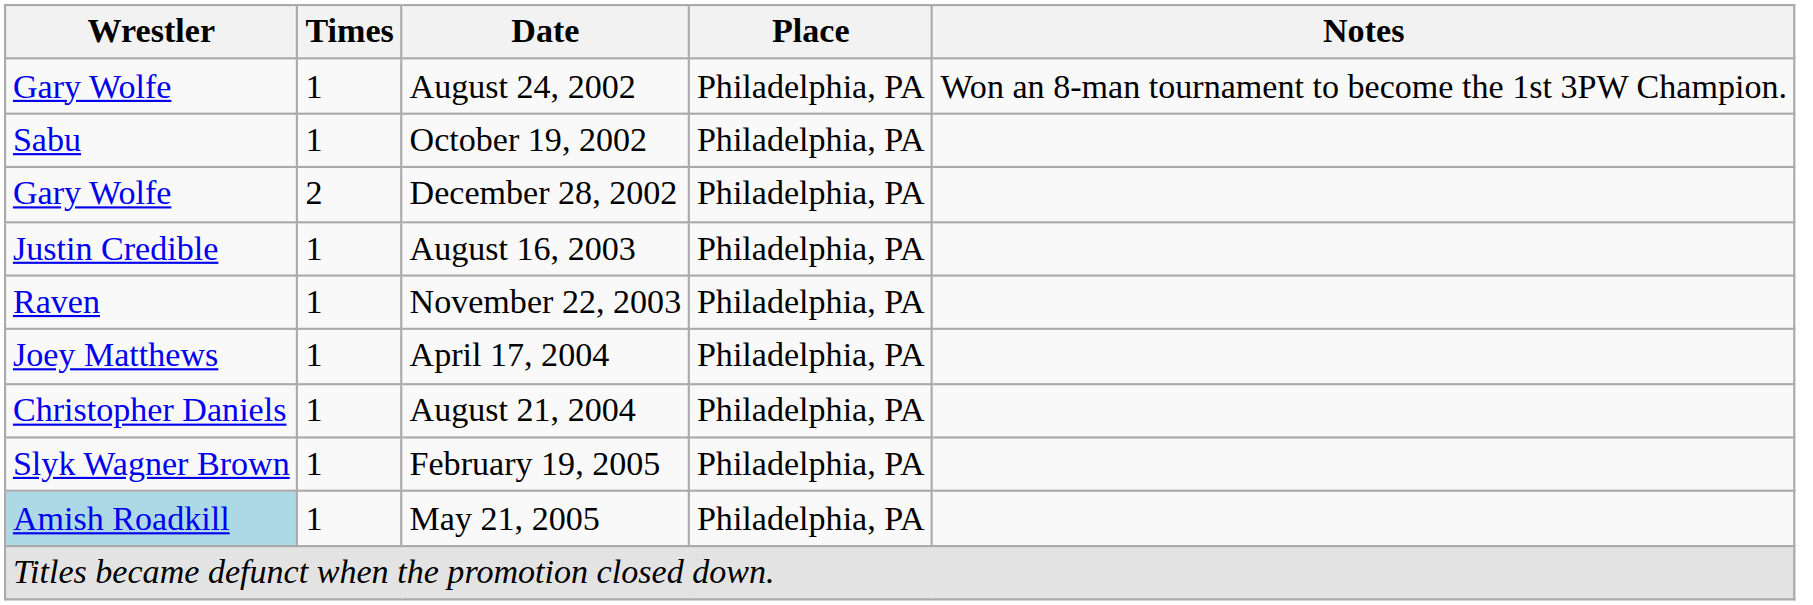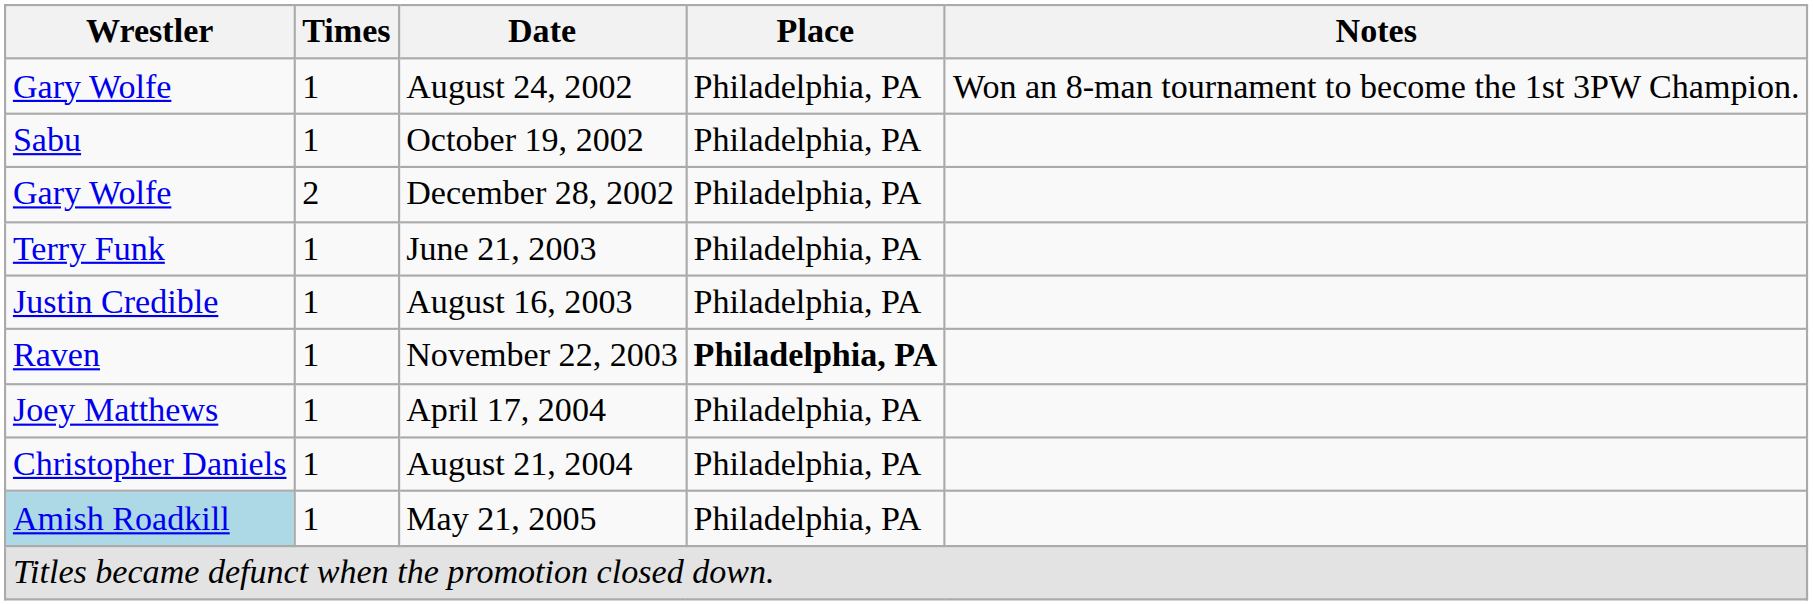+ row: (501, 247)
(811, 301) normal -> (815, 355) bold
- row: (535, 463)
